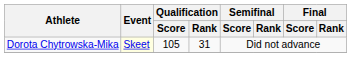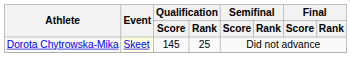(171, 45) 105 -> (171, 45) 145
(205, 45) 31 -> (205, 45) 25
